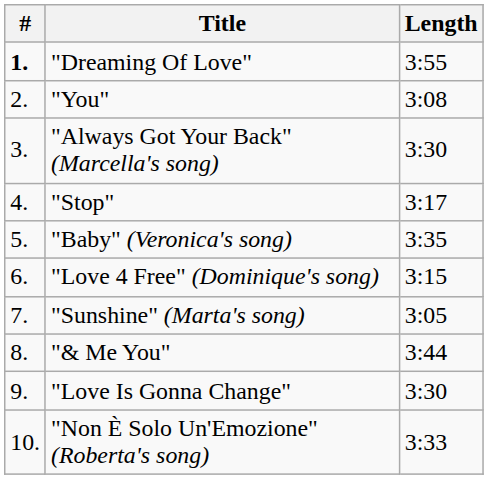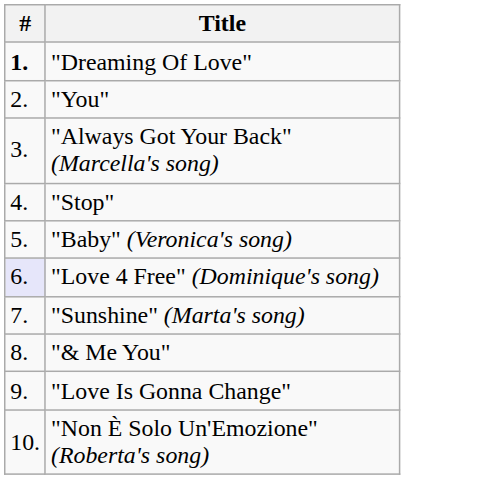- column: (441, 23)
(19, 277) no background -> (19, 277) lavender background
